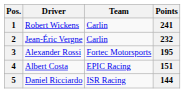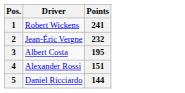- column: (119, 11)
(53, 52) Alexander Rossi -> (46, 52) Albert Costa
(46, 66) Albert Costa -> (53, 66) Alexander Rossi
